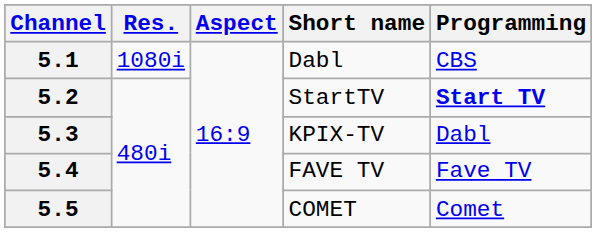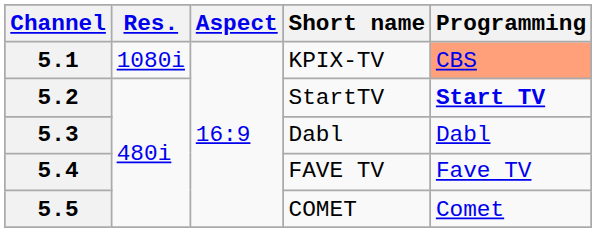(316, 60) Dabl -> (336, 60) KPIX-TV
(456, 60) no background -> (456, 60) lightsalmon background
(336, 135) KPIX-TV -> (316, 135) Dabl
